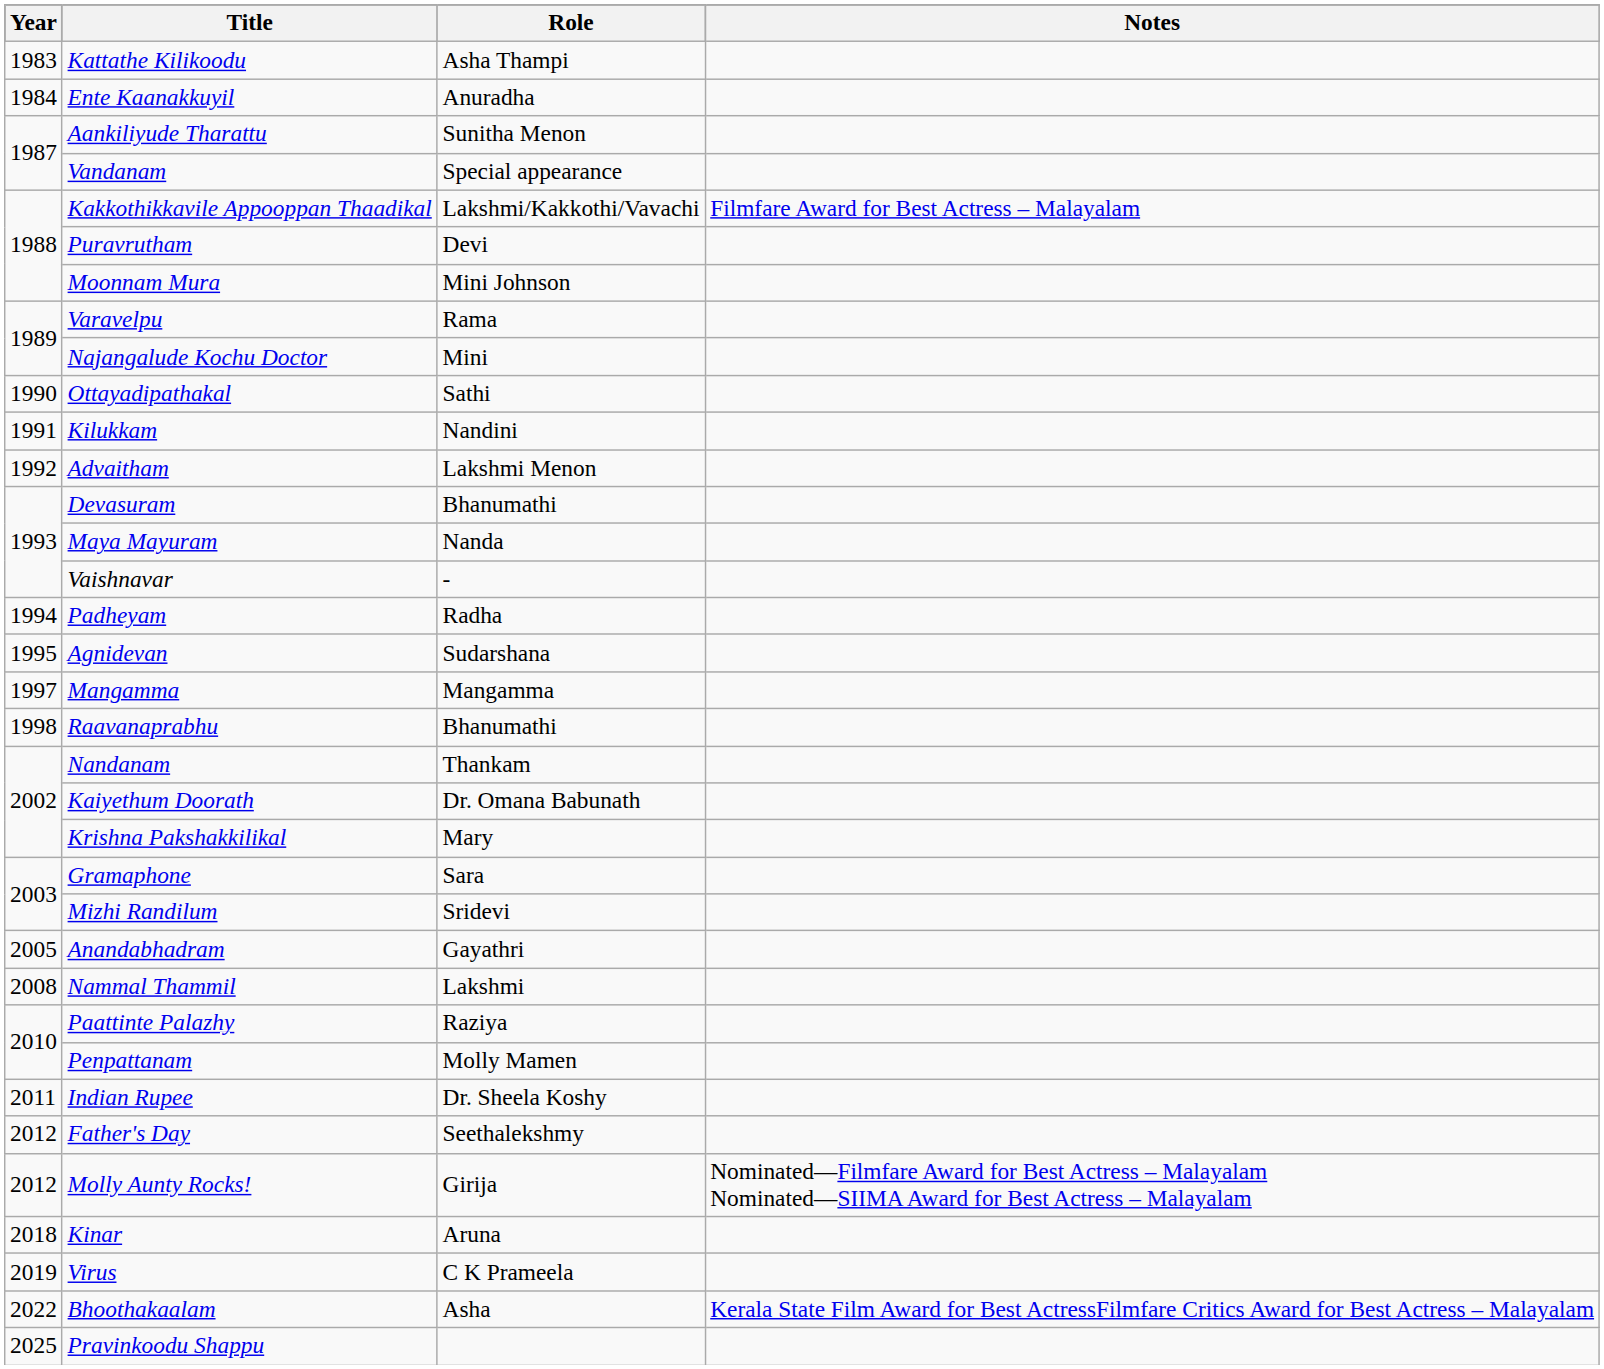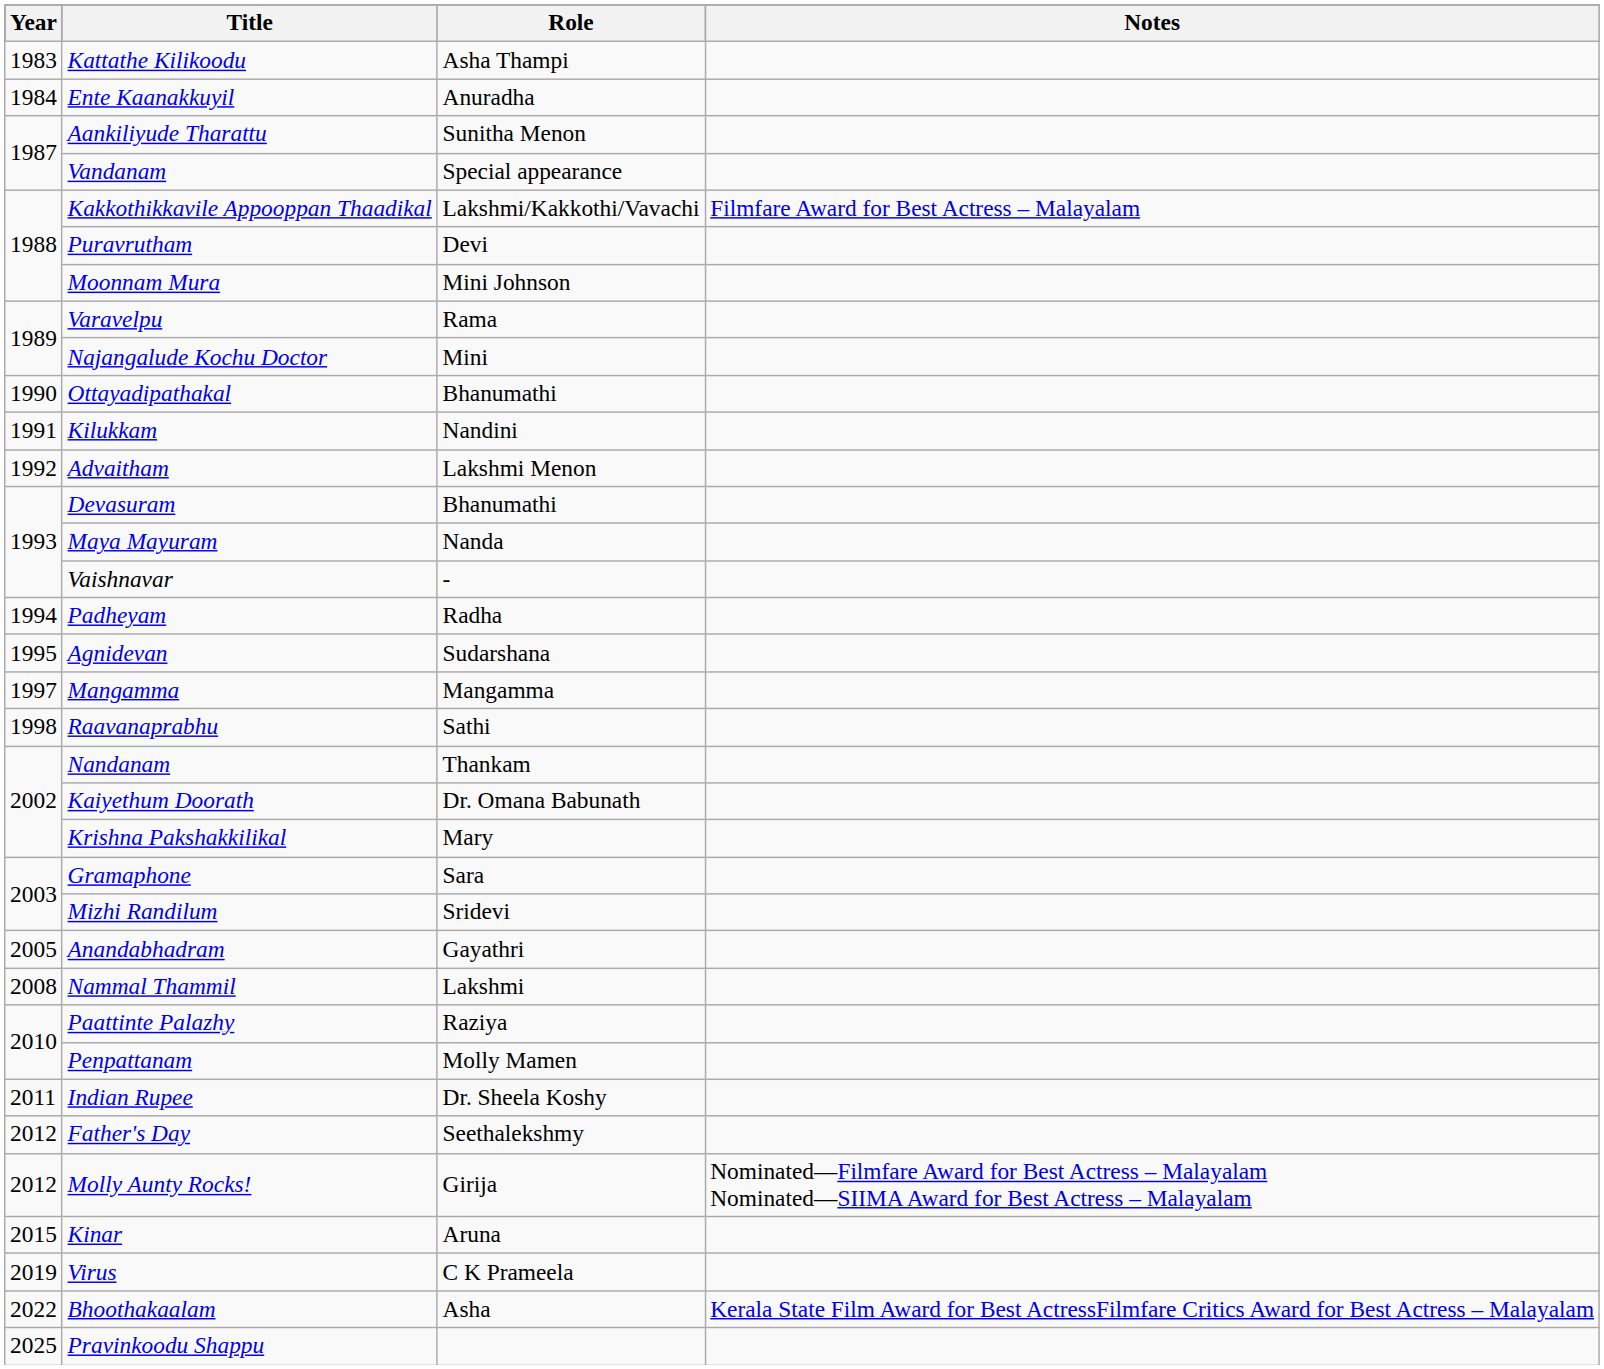(467, 393) Sathi -> (500, 393) Bhanumathi
(500, 726) Bhanumathi -> (467, 726) Sathi
(33, 1234) 2018 -> (33, 1234) 2015
